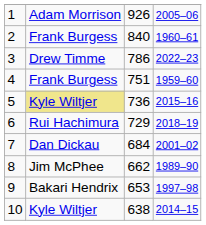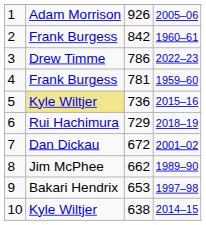(139, 36) 840 -> (139, 36) 842
(139, 79) 751 -> (139, 79) 781
(139, 144) 684 -> (139, 144) 672
